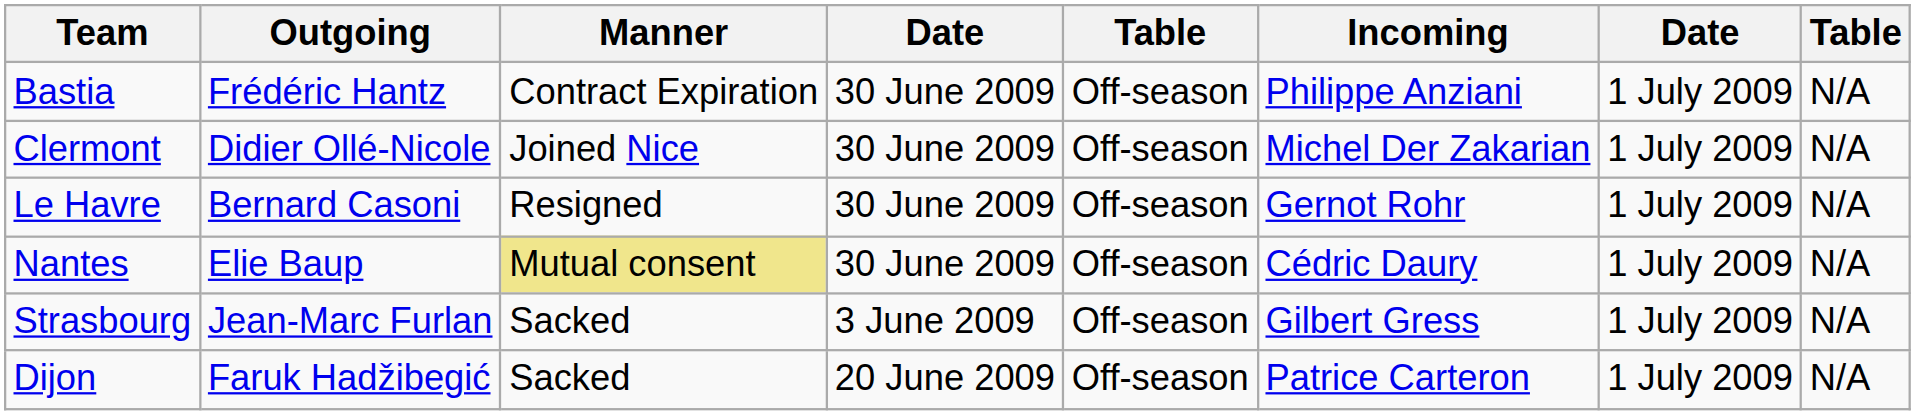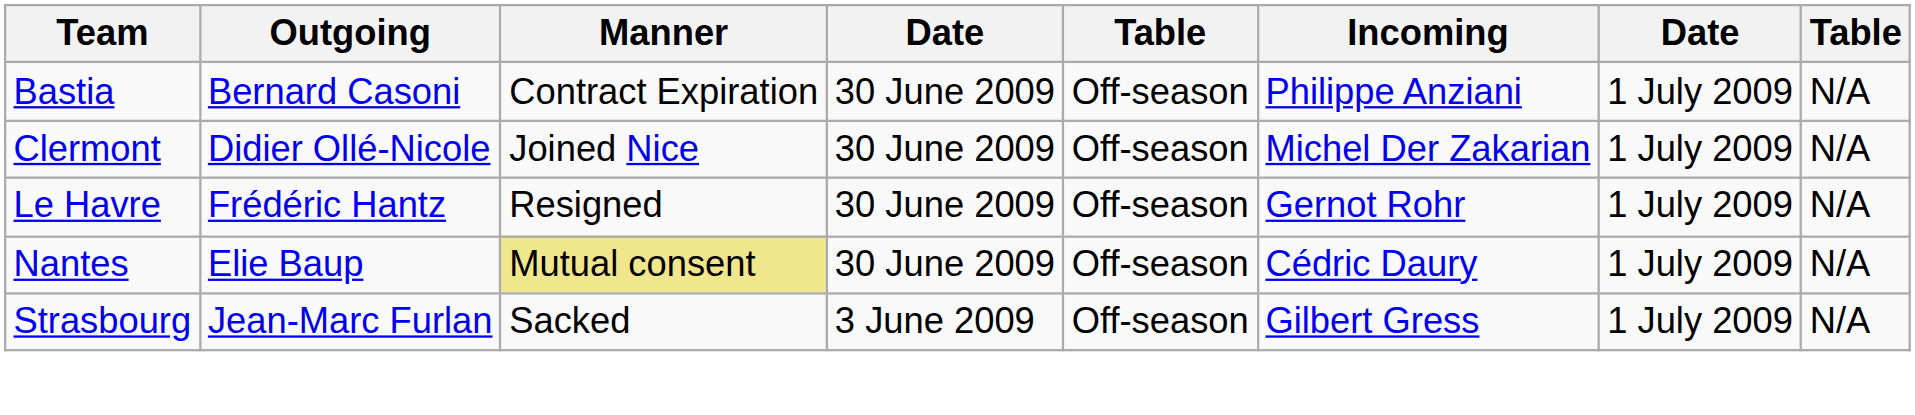(327, 90) Frédéric Hantz -> (334, 90) Bernard Casoni
(334, 206) Bernard Casoni -> (327, 206) Frédéric Hantz
- row: (55, 378)
